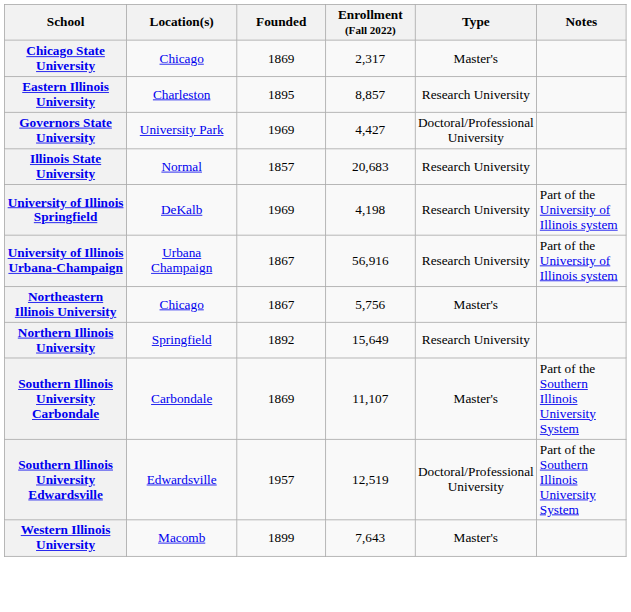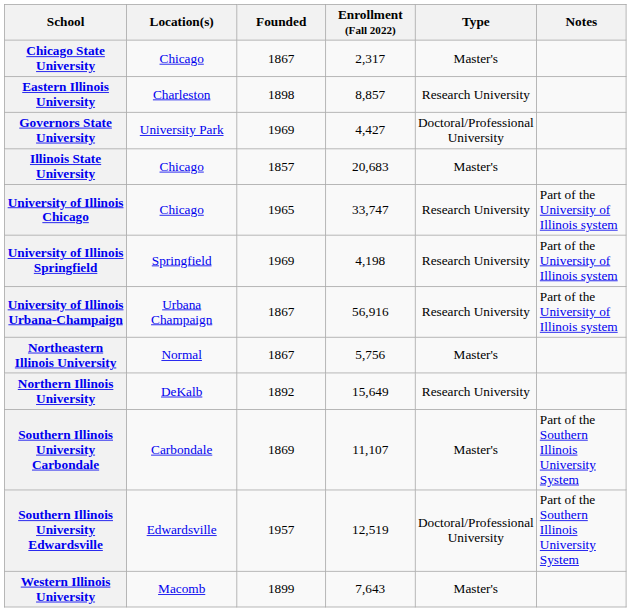(281, 58) 1869 -> (281, 58) 1867
(281, 94) 1895 -> (281, 94) 1898
(182, 166) Normal -> (182, 166) Chicago
(476, 166) Research University -> (476, 166) Master's
+ row: (66, 209)
(182, 209) DeKalb -> (182, 260) Springfield
(182, 304) Chicago -> (182, 355) Normal
(182, 340) Springfield -> (182, 391) DeKalb
